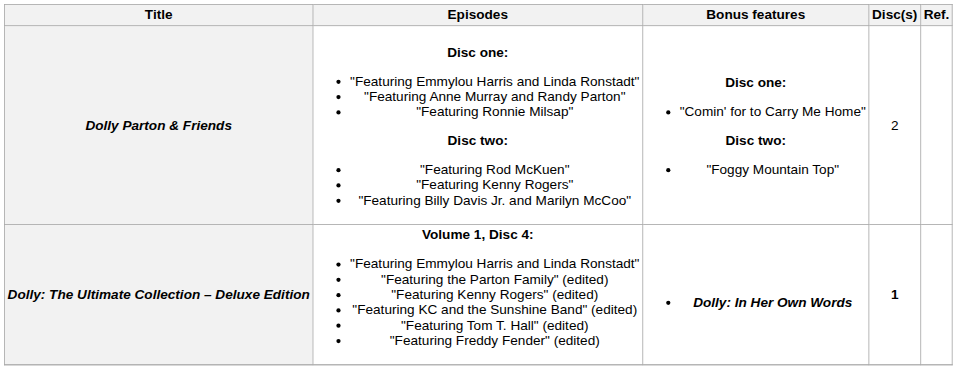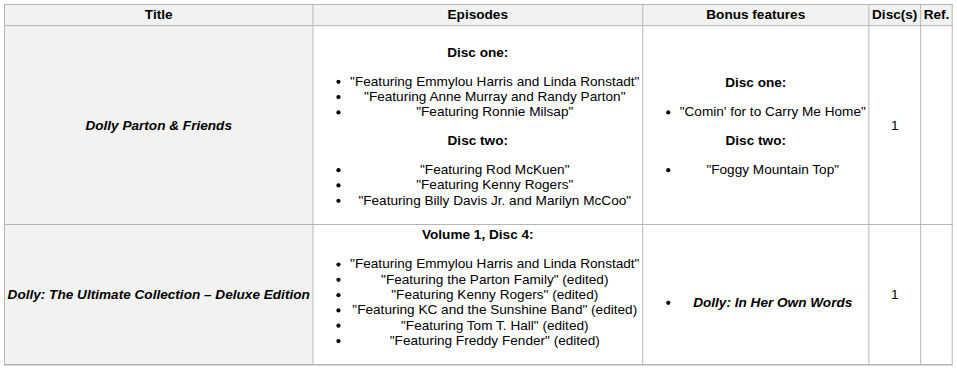(895, 125) 2 -> (895, 125) 1
(895, 294) bold -> (895, 294) normal
